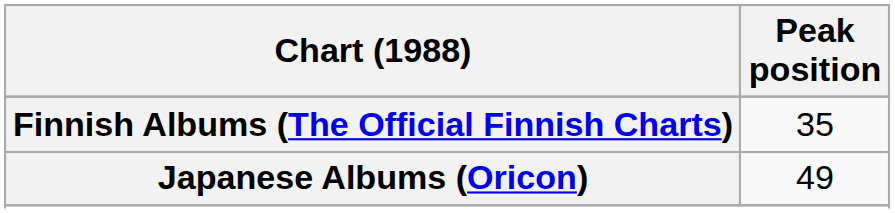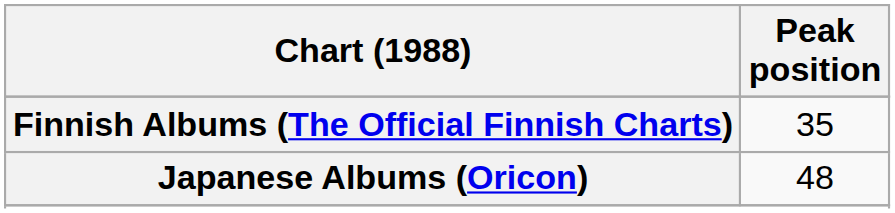(815, 177) 49 -> (815, 177) 48
